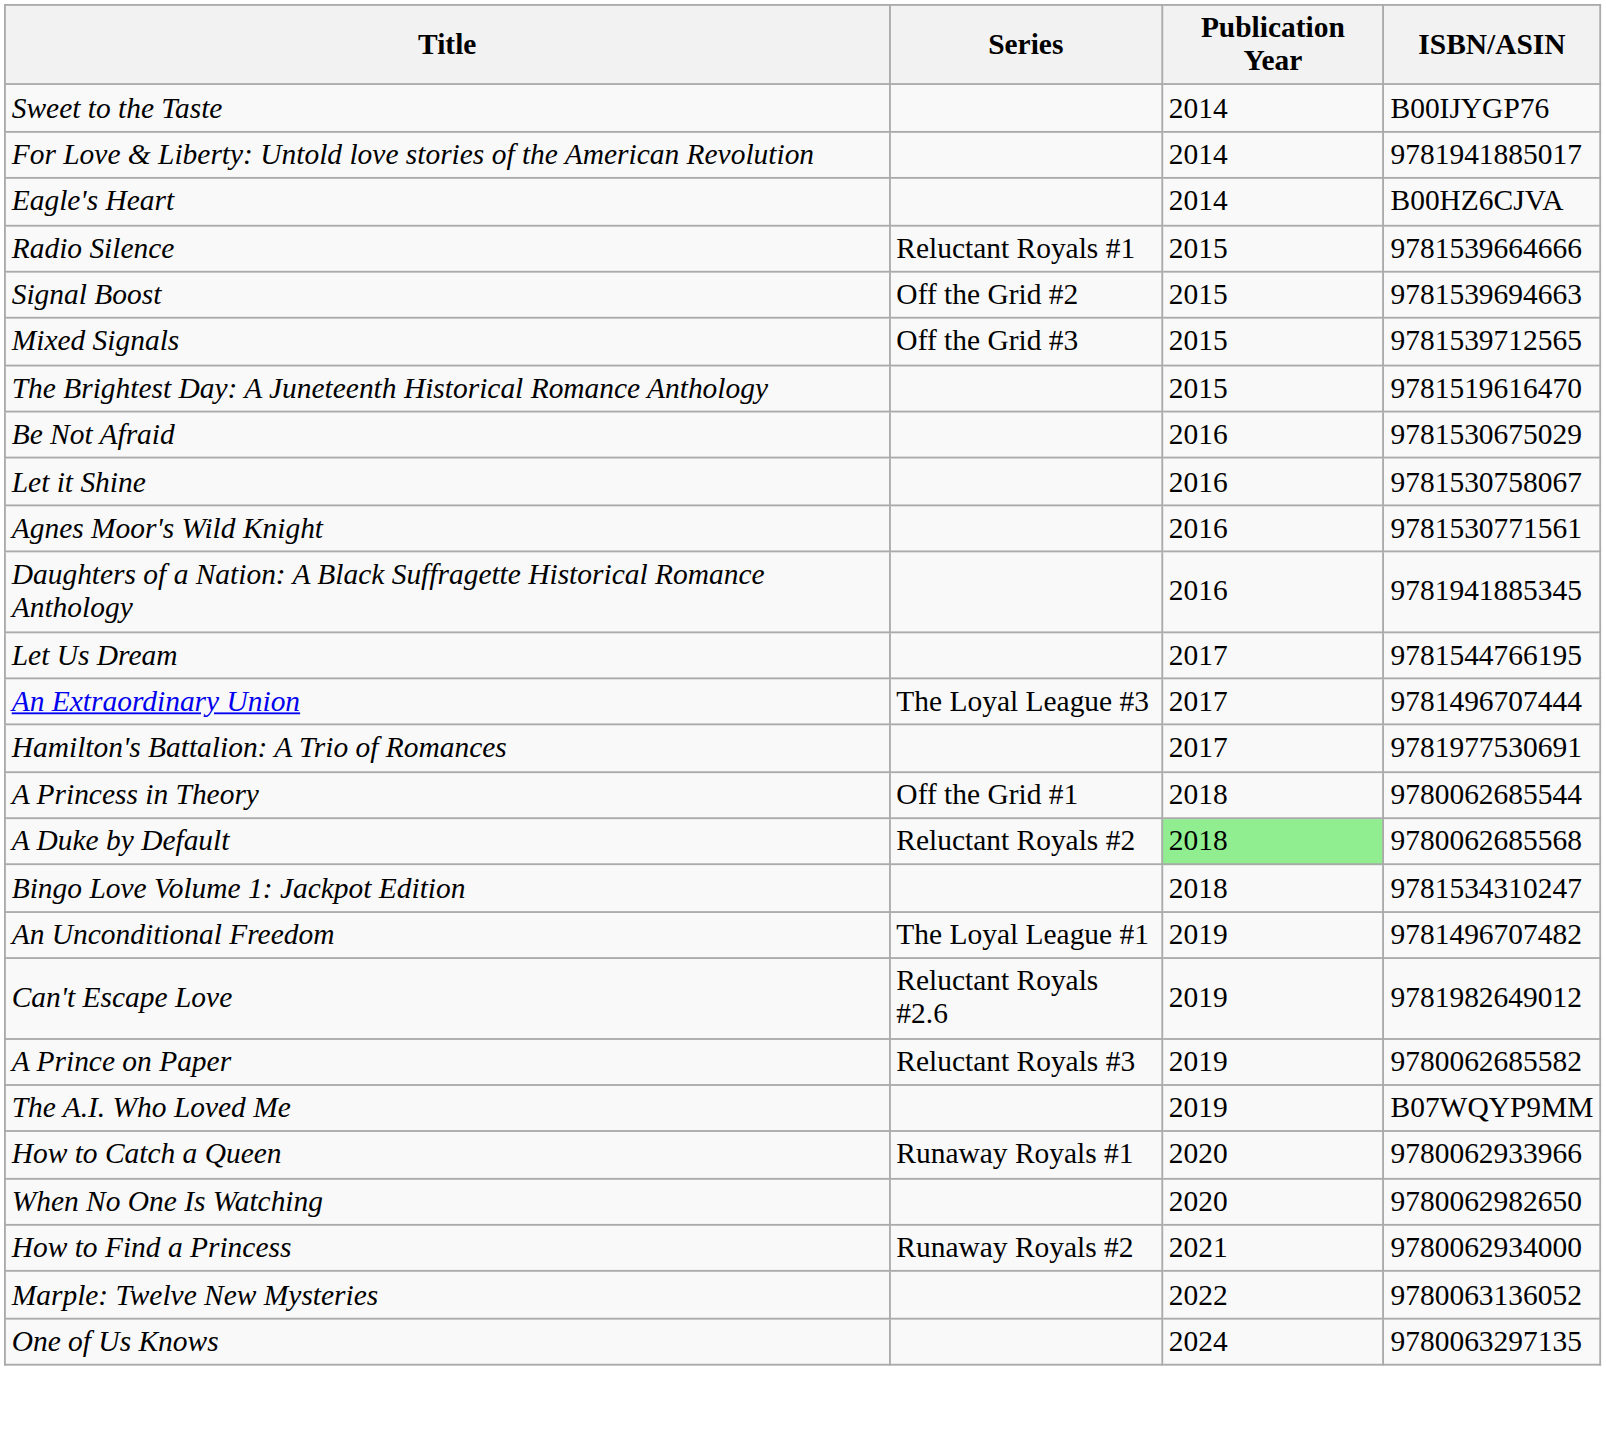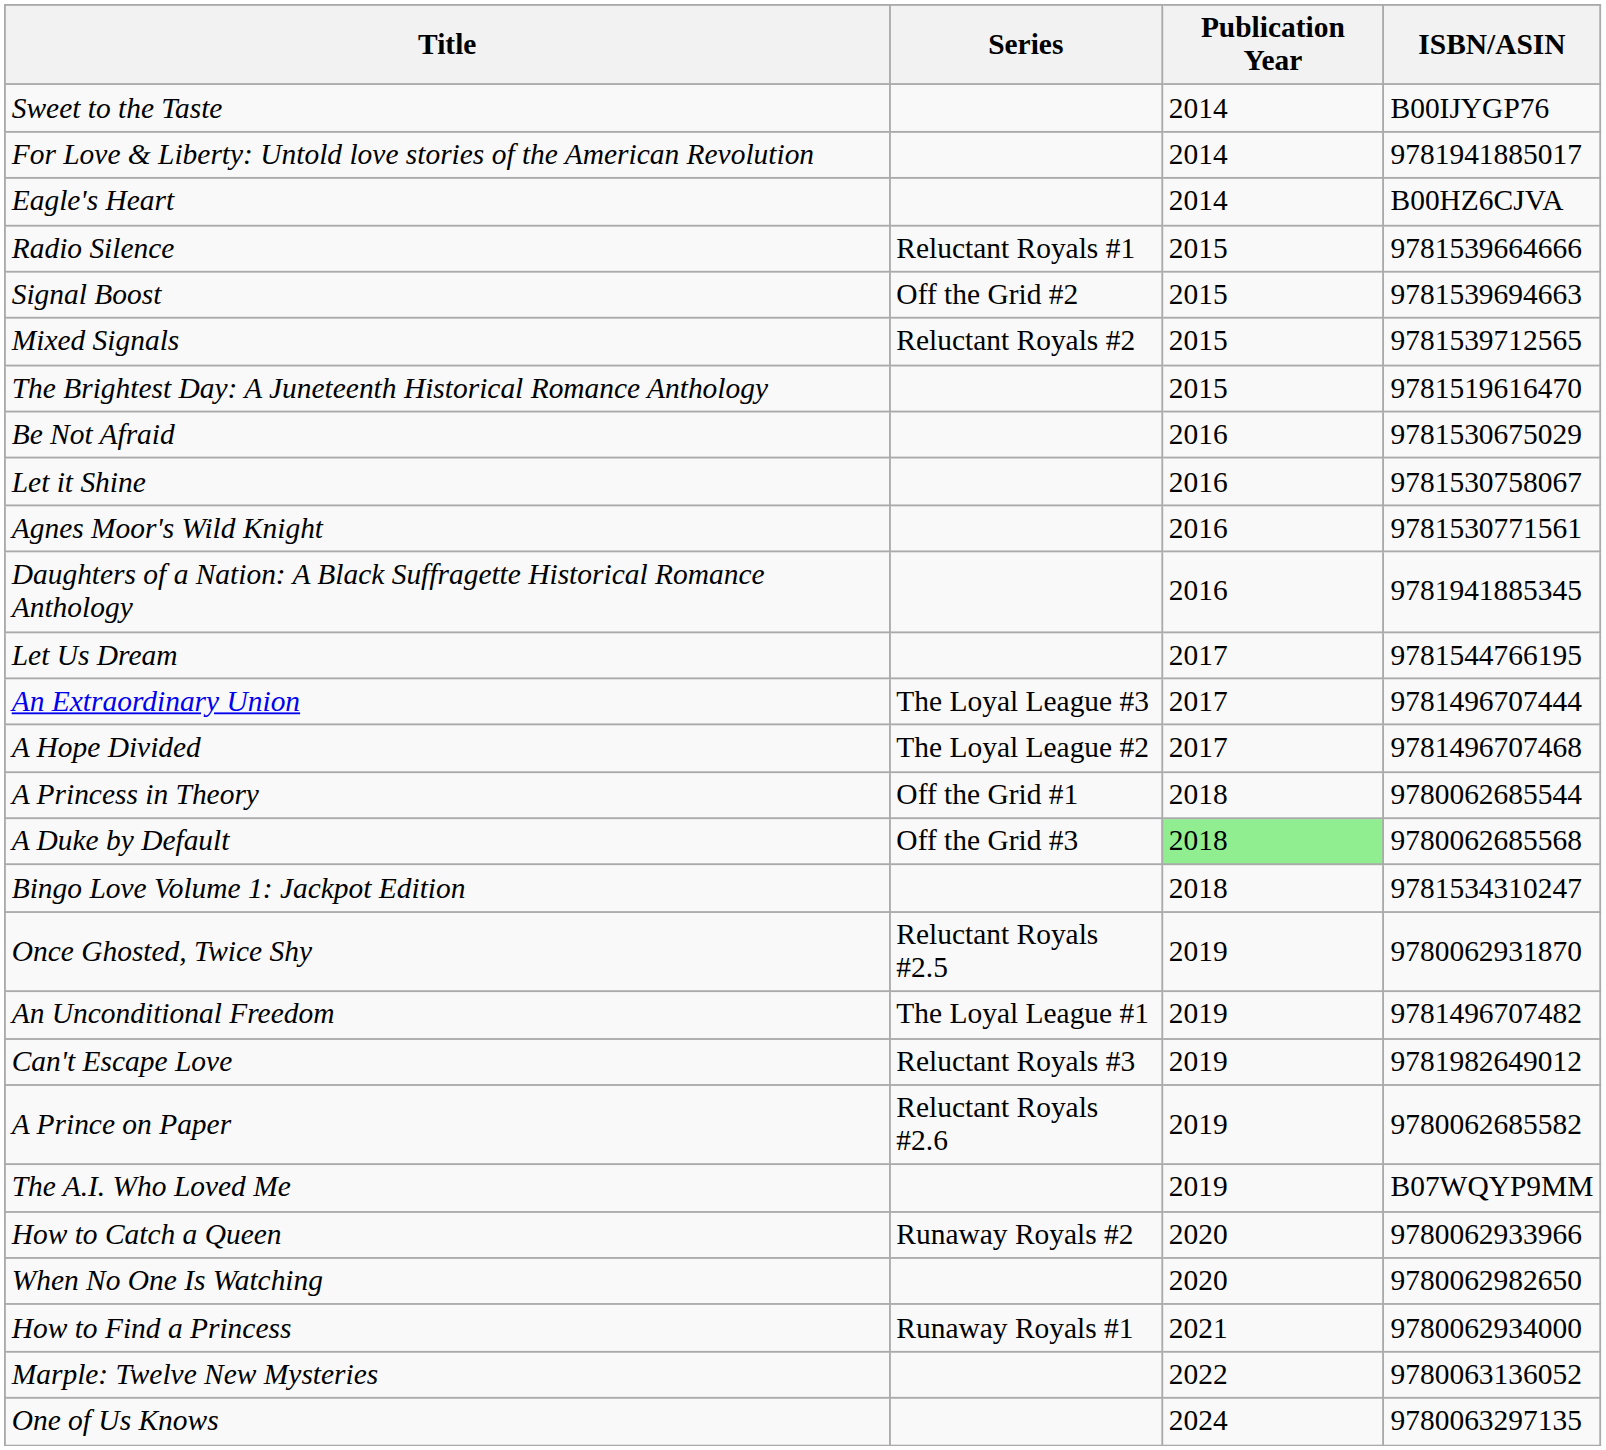(987, 341) Off the Grid #3 -> (1016, 341) Reluctant Royals #2
- row: (259, 747)
+ row: (106, 747)
(1016, 841) Reluctant Royals #2 -> (987, 841) Off the Grid #3
+ row: (162, 951)
(997, 997) Reluctant Royals #2.6 -> (1016, 1061) Reluctant Royals #3
(1016, 1061) Reluctant Royals #3 -> (997, 1124) Reluctant Royals #2.6
(1015, 1154) Runaway Royals #1 -> (1015, 1234) Runaway Royals #2
(1015, 1247) Runaway Royals #2 -> (1015, 1327) Runaway Royals #1
